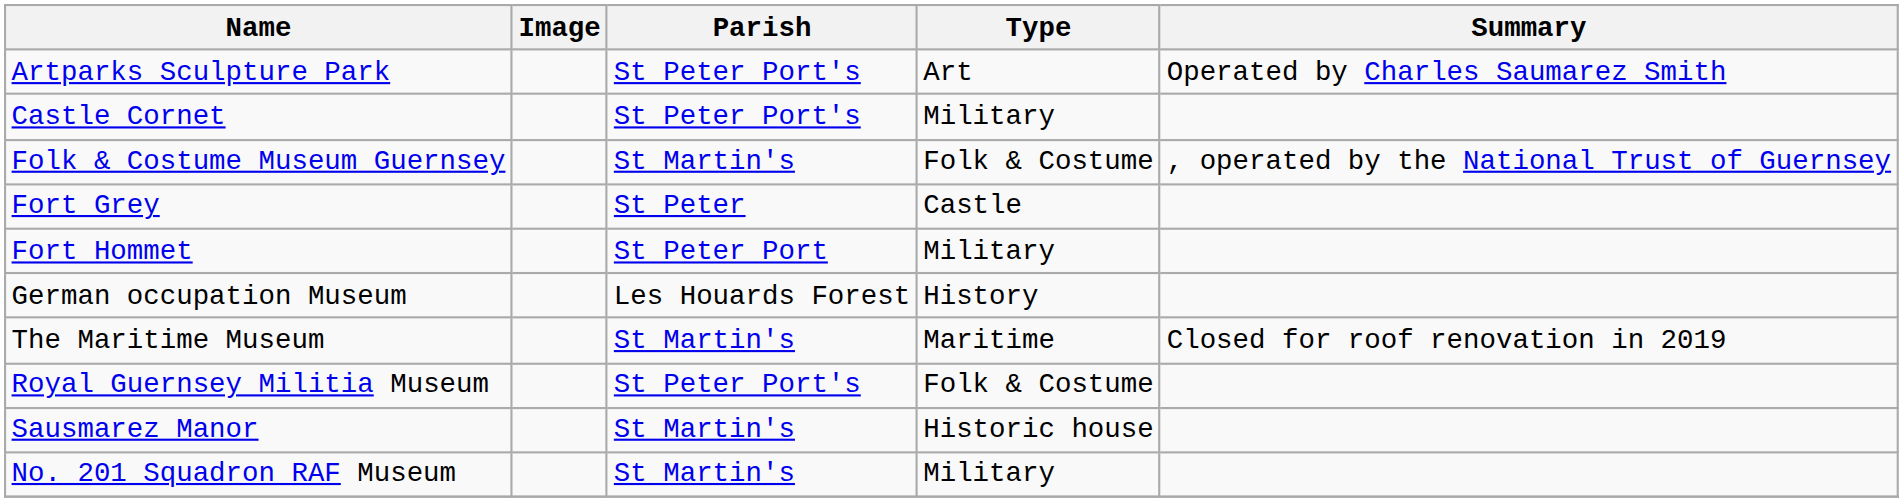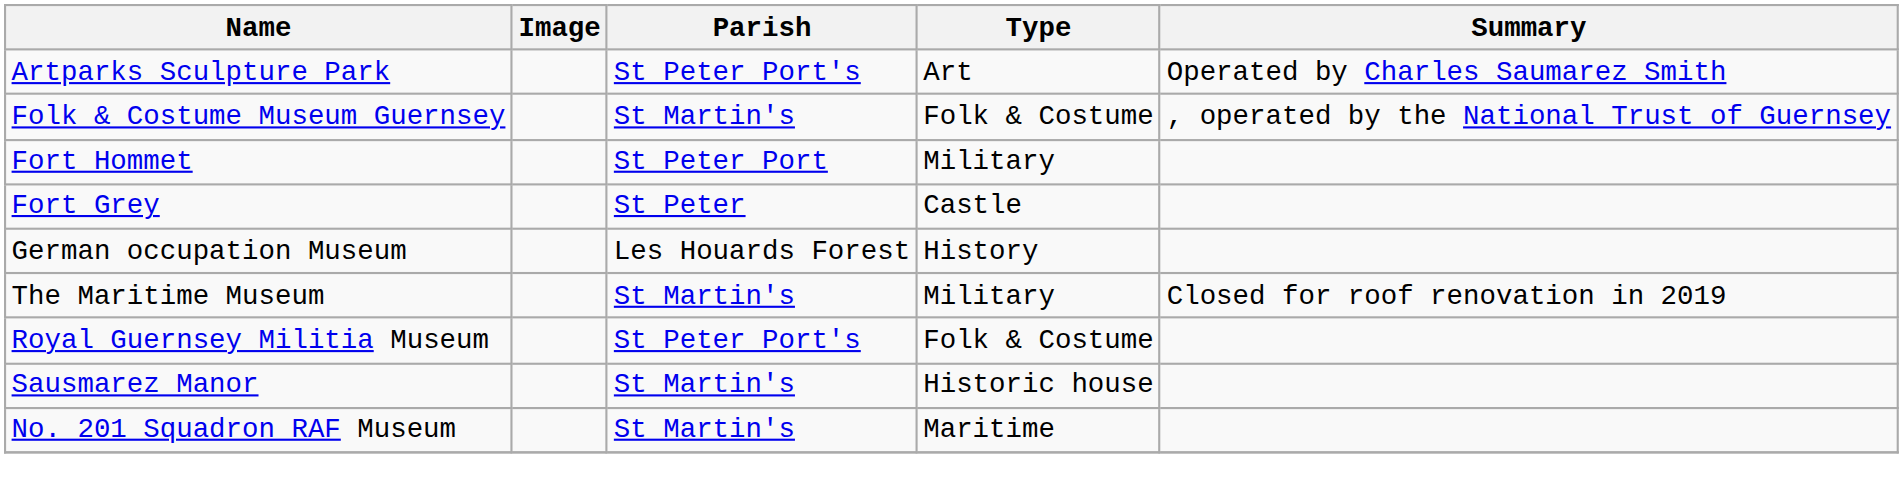- row: (119, 117)
rows swapped: (86, 206) <-> (102, 251)
(989, 340) Maritime -> (989, 296) Military
(989, 474) Military -> (989, 430) Maritime
